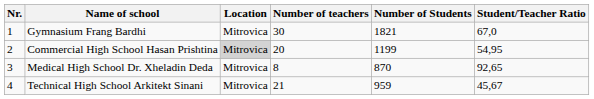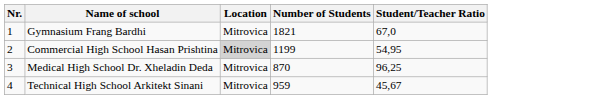- column: (321, 13)
(490, 67) 92,65 -> (389, 67) 96,25
